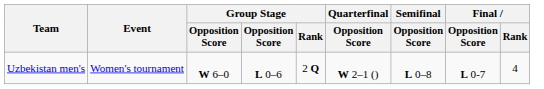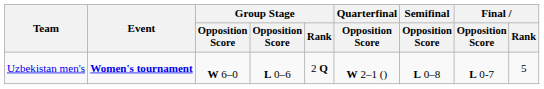(137, 68) normal -> (141, 68) bold
(515, 68) 4 -> (524, 68) 5
